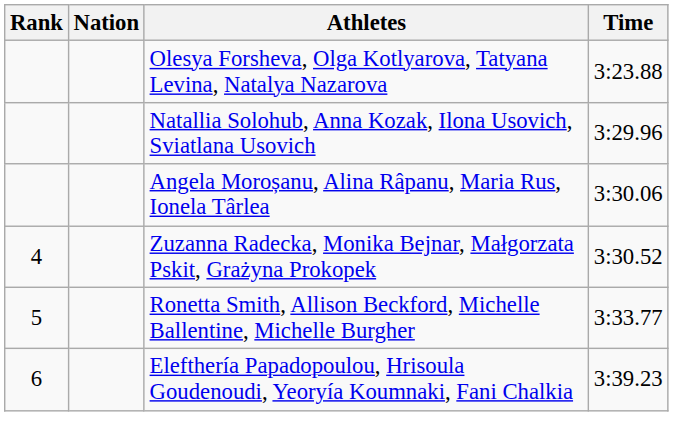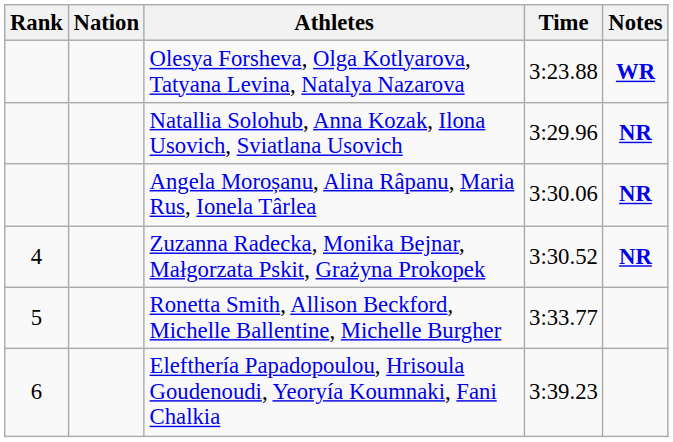+ column: (635, 22)
